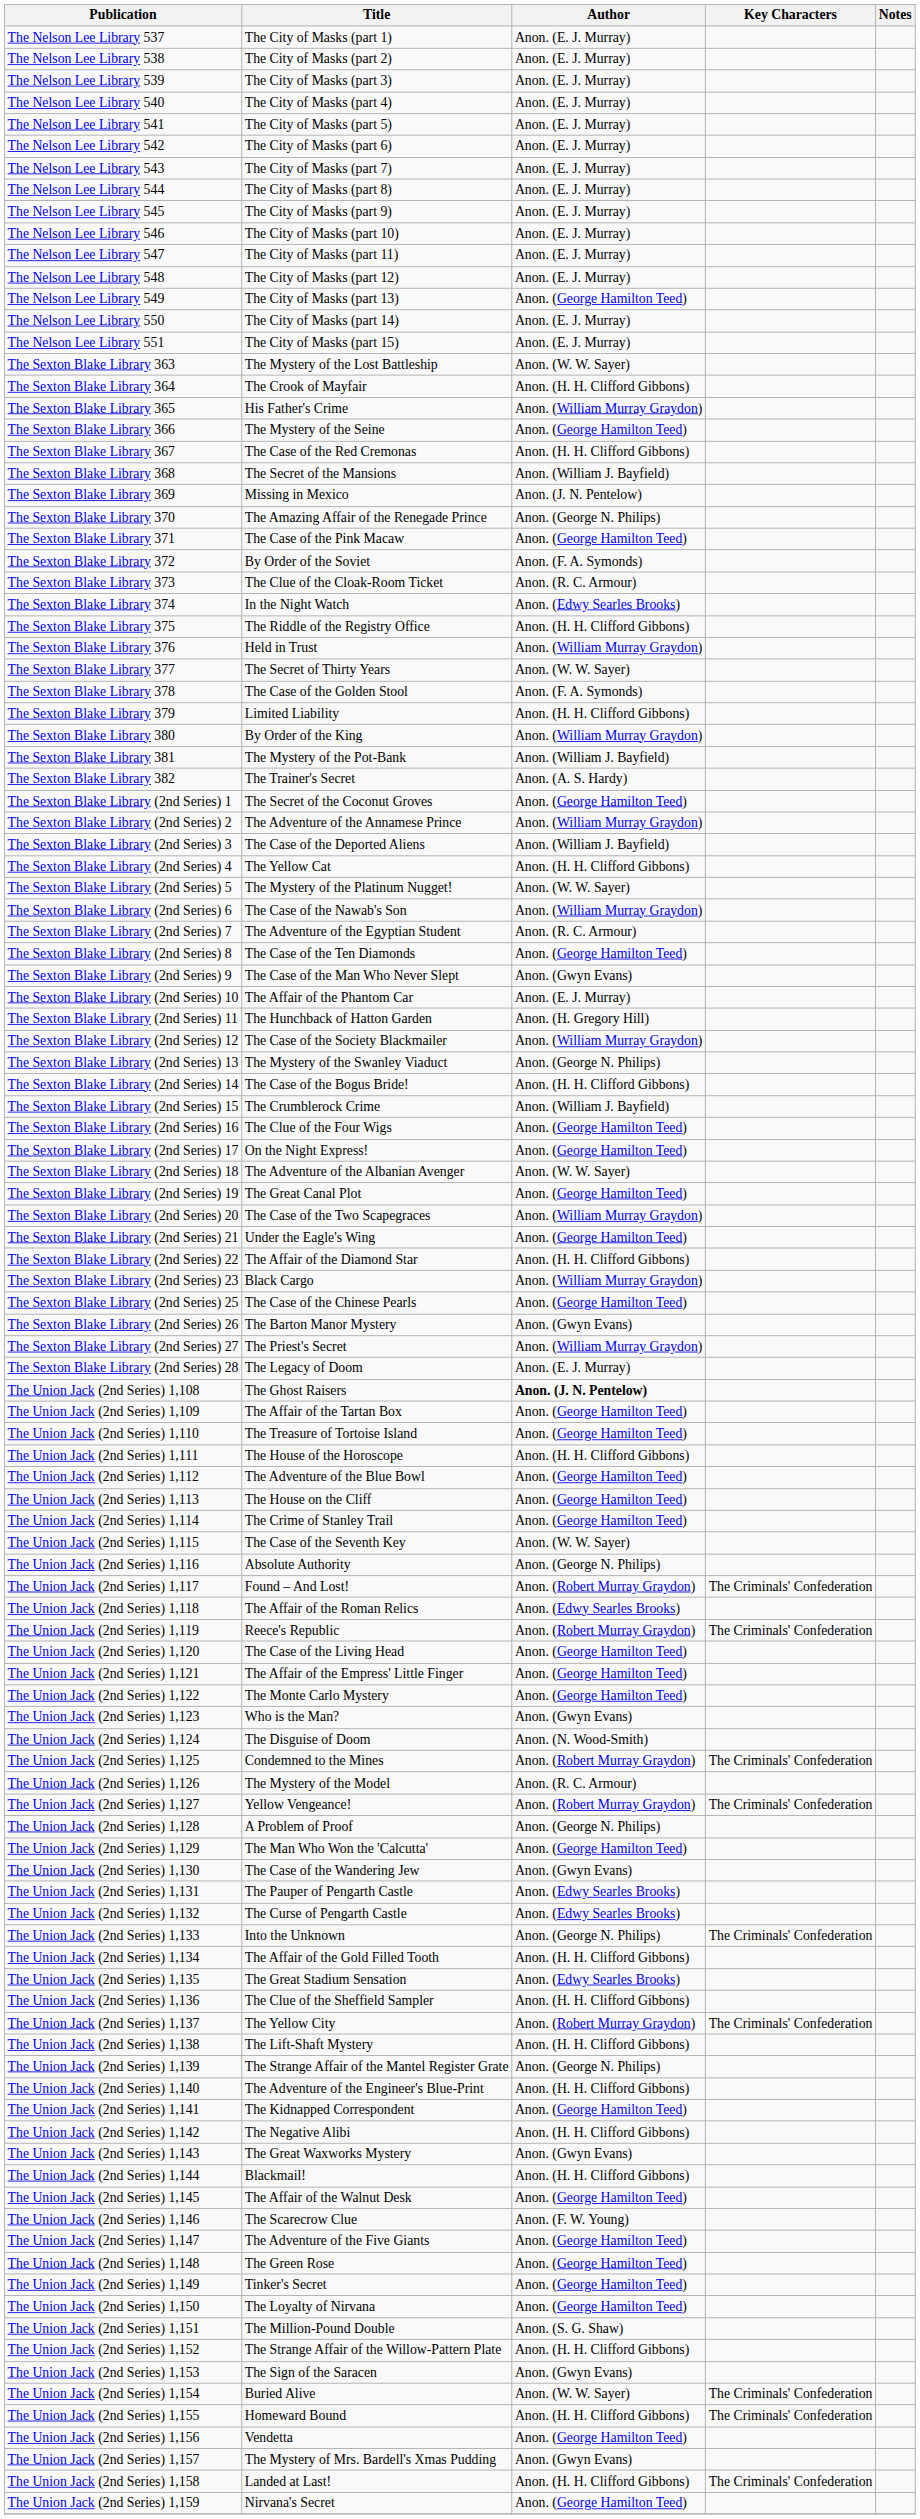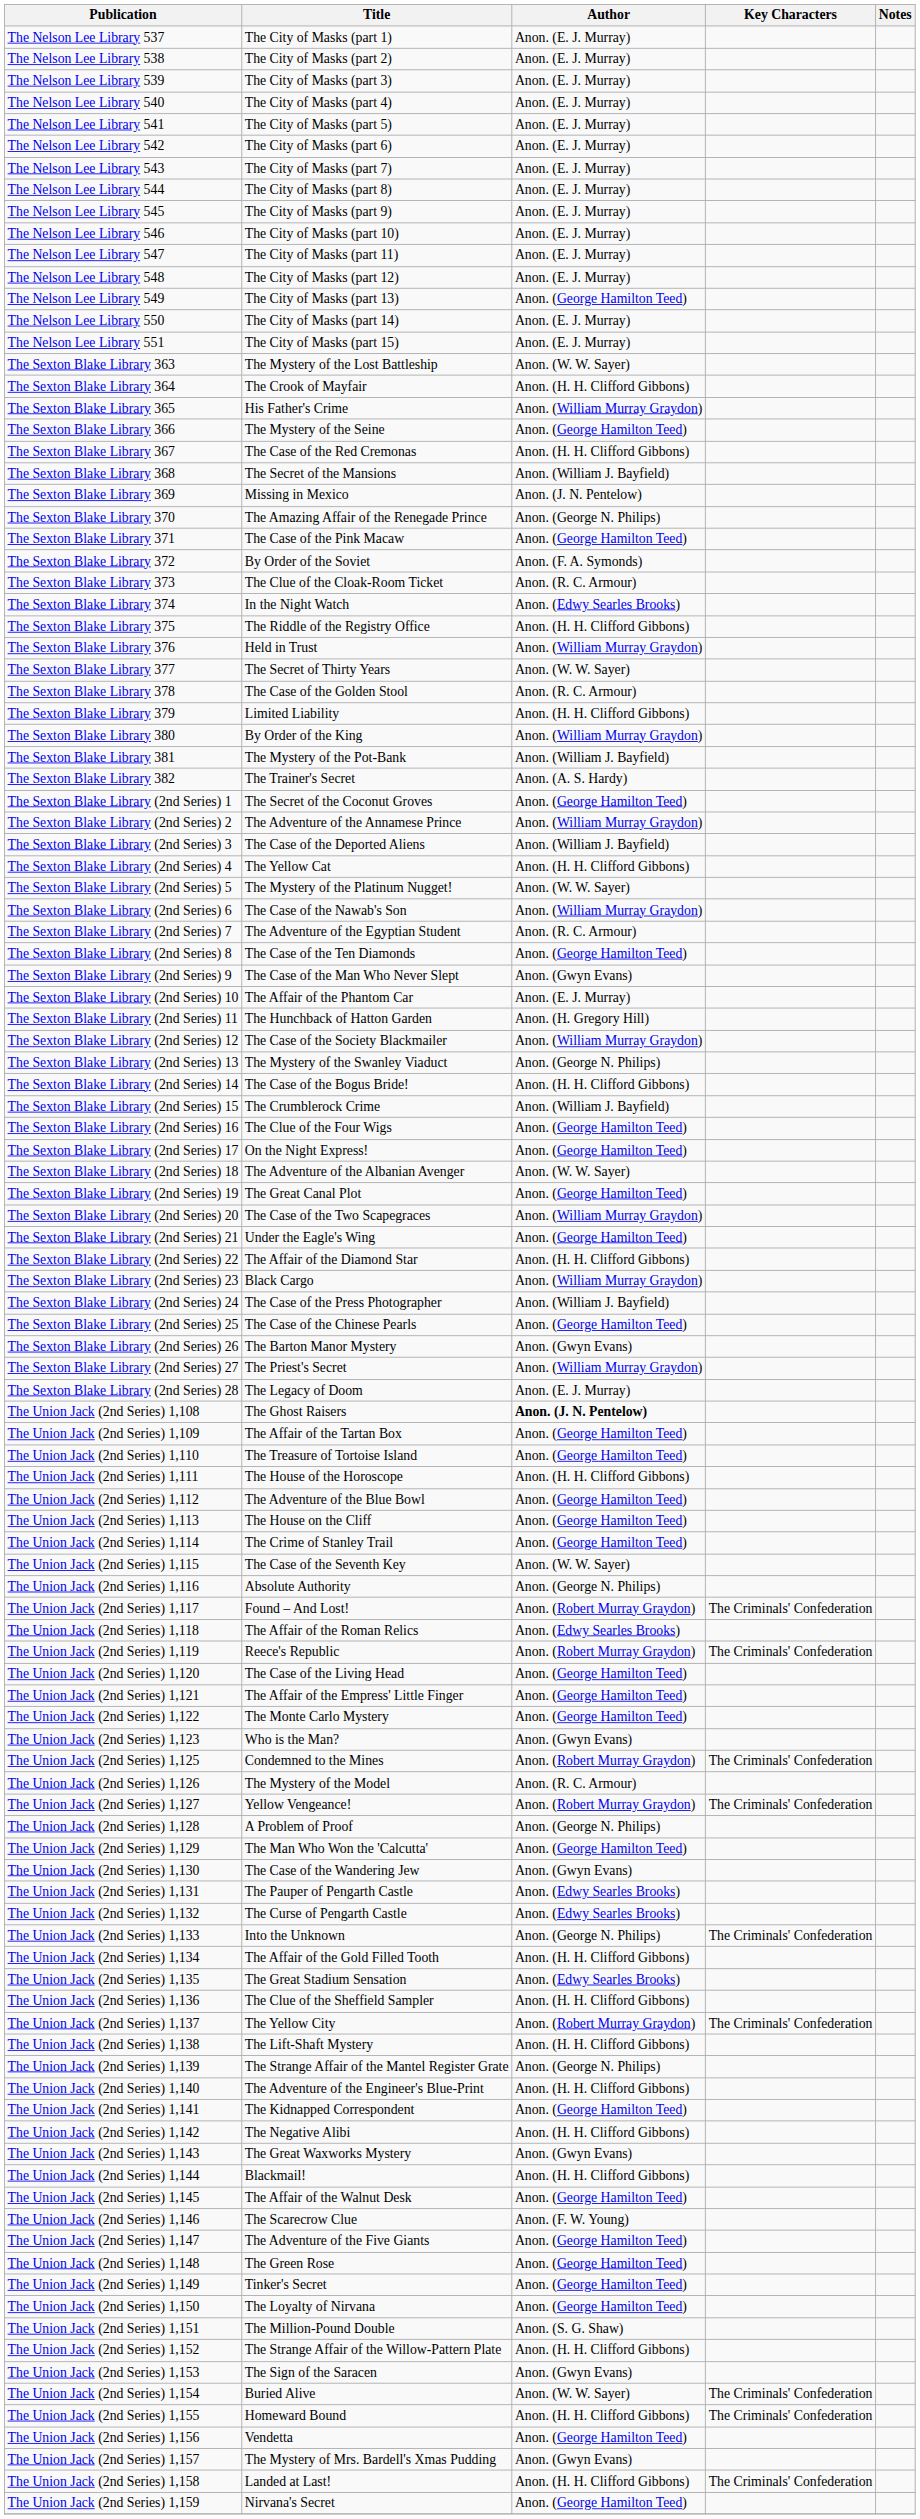(579, 691) Anon. (F. A. Symonds) -> (576, 691) Anon. (R. C. Armour)
+ row: (123, 1302)
- row: (104, 1739)
